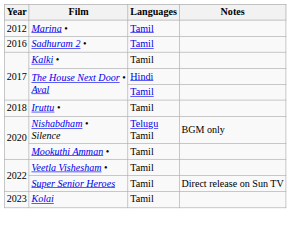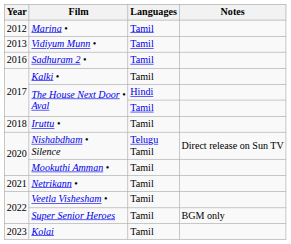+ row: (64, 44)
(203, 130) BGM only -> (233, 146) Direct release on Sun TV
+ row: (55, 183)
(233, 183) Direct release on Sun TV -> (203, 215) BGM only
